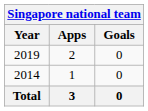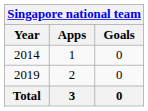rows swapped: (27, 75) <-> (27, 55)
